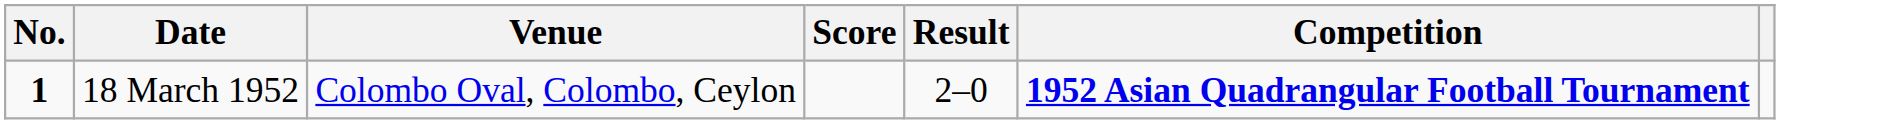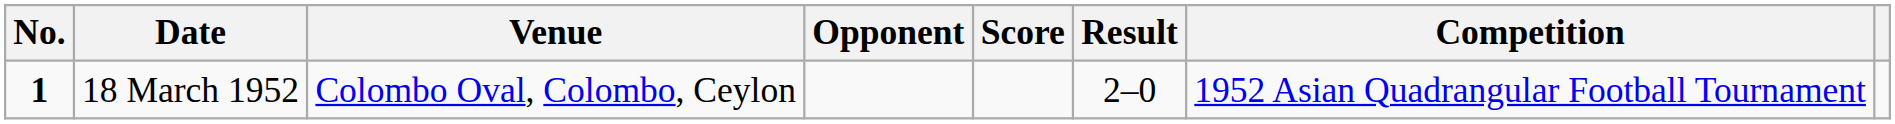+ column: (888, 32)
(1388, 88) bold -> (1530, 88) normal
